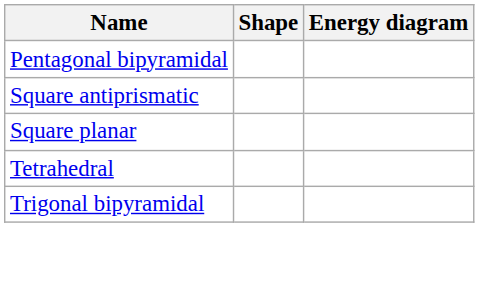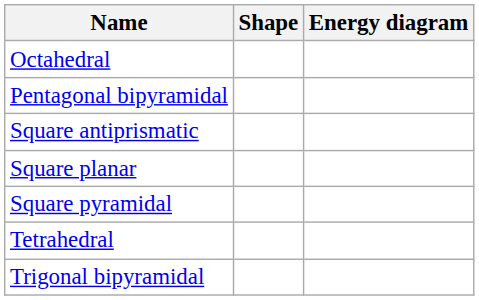+ row: (60, 58)
+ row: (91, 204)
